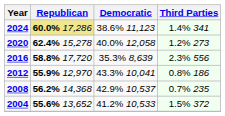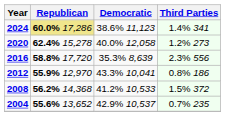(126, 88) 42.9% 10,537 -> (126, 88) 41.2% 10,533
(189, 88) 0.7% 235 -> (189, 88) 1.5% 372
(126, 103) 41.2% 10,533 -> (126, 103) 42.9% 10,537
(189, 103) 1.5% 372 -> (189, 103) 0.7% 235
